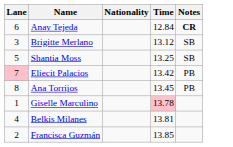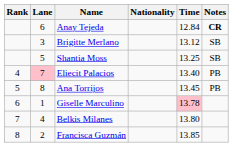+ column: (17, 12)
(163, 73) 13.42 -> (189, 73) 13.40
(163, 119) 13.81 -> (189, 119) 13.80
